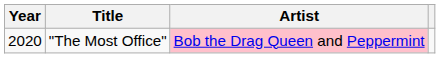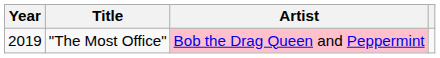(25, 40) 2020 -> (25, 40) 2019
